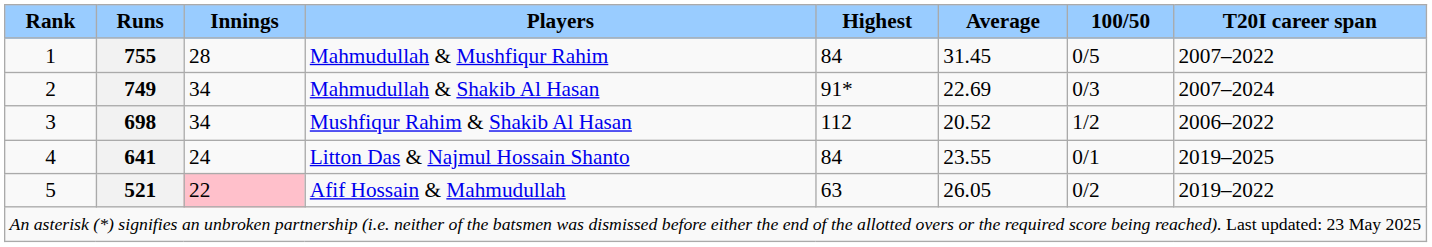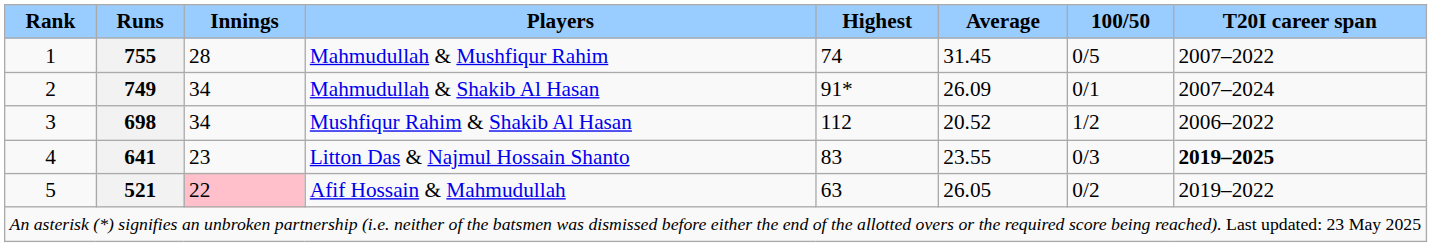(831, 55) 84 -> (831, 55) 74
(967, 88) 22.69 -> (967, 88) 26.09
(1086, 88) 0/3 -> (1086, 88) 0/1
(200, 156) 24 -> (200, 156) 23
(831, 156) 84 -> (831, 156) 83
(1086, 156) 0/1 -> (1086, 156) 0/3
(1226, 156) normal -> (1226, 156) bold
